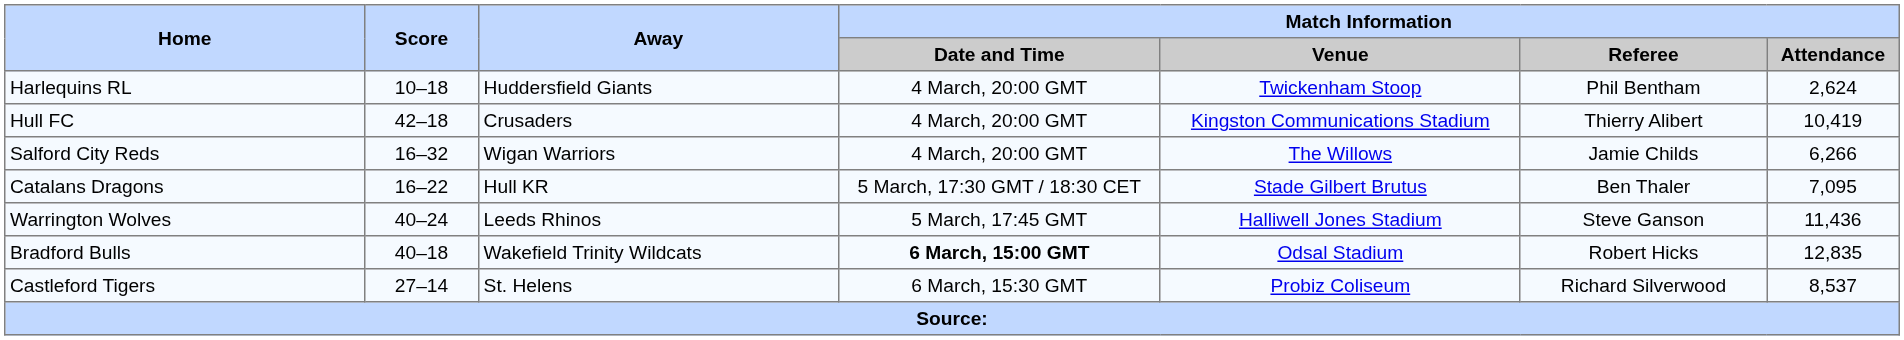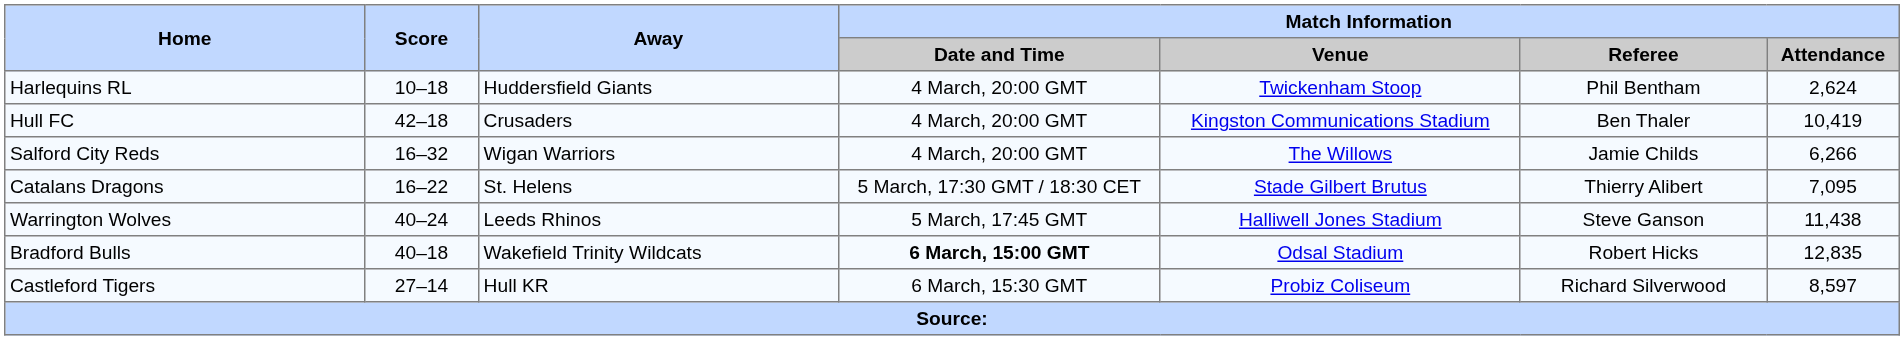(1643, 120) Thierry Alibert -> (1643, 120) Ben Thaler
(516, 186) Hull KR -> (528, 186) St. Helens
(1643, 186) Ben Thaler -> (1643, 186) Thierry Alibert
(1833, 219) 11,436 -> (1833, 219) 11,438
(528, 285) St. Helens -> (516, 285) Hull KR
(1833, 285) 8,537 -> (1833, 285) 8,597
